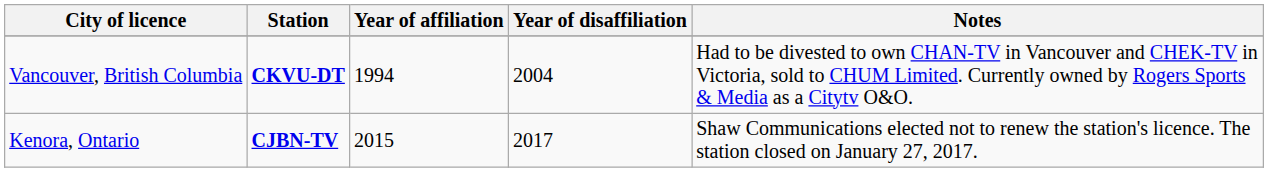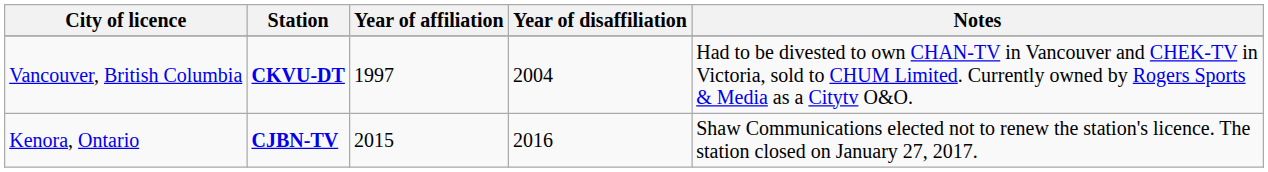(374, 74) 1994 -> (374, 74) 1997
(533, 140) 2017 -> (533, 140) 2016
